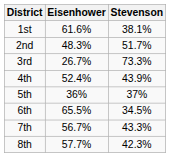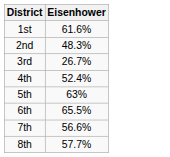- column: (137, 12)
(77, 95) 36% -> (77, 95) 63%
(77, 128) 56.7% -> (77, 128) 56.6%
